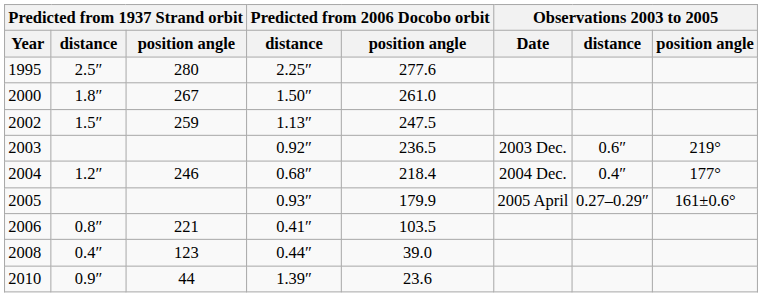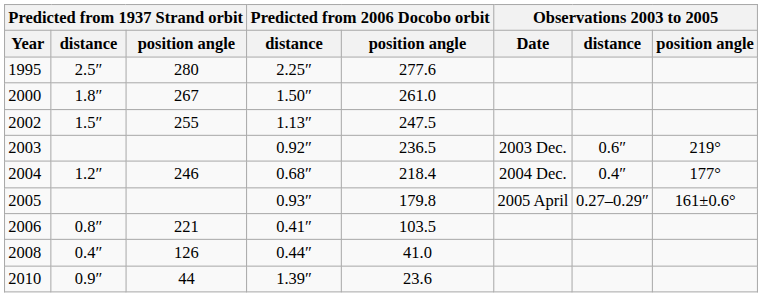(186, 122) 259 -> (186, 122) 255
(417, 200) 179.9 -> (417, 200) 179.8
(186, 252) 123 -> (186, 252) 126
(417, 252) 39.0 -> (417, 252) 41.0
